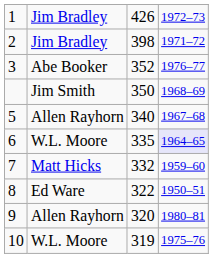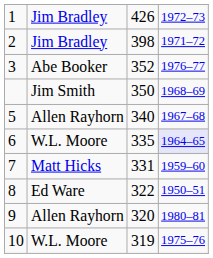(143, 166) 332 -> (143, 166) 331
